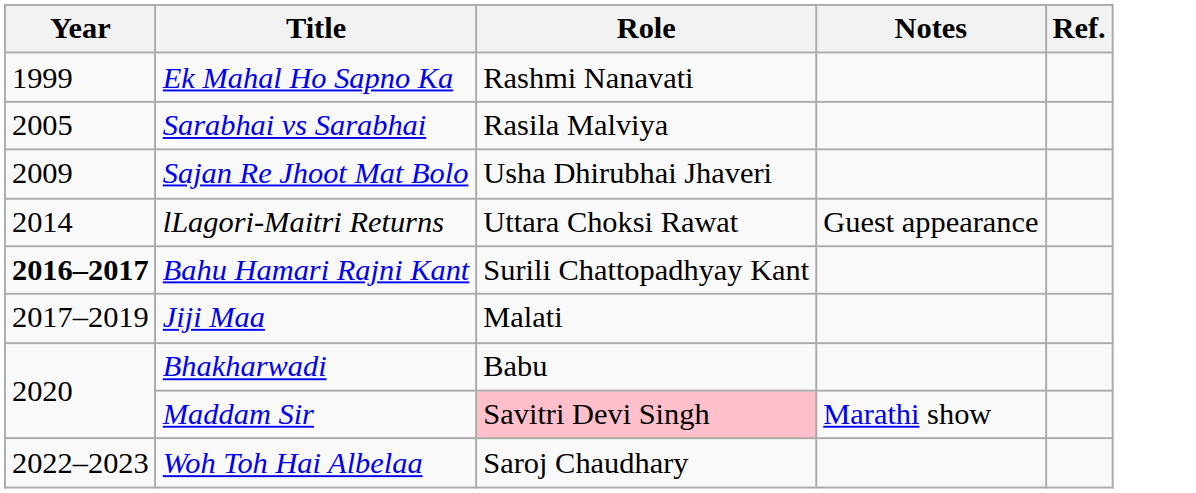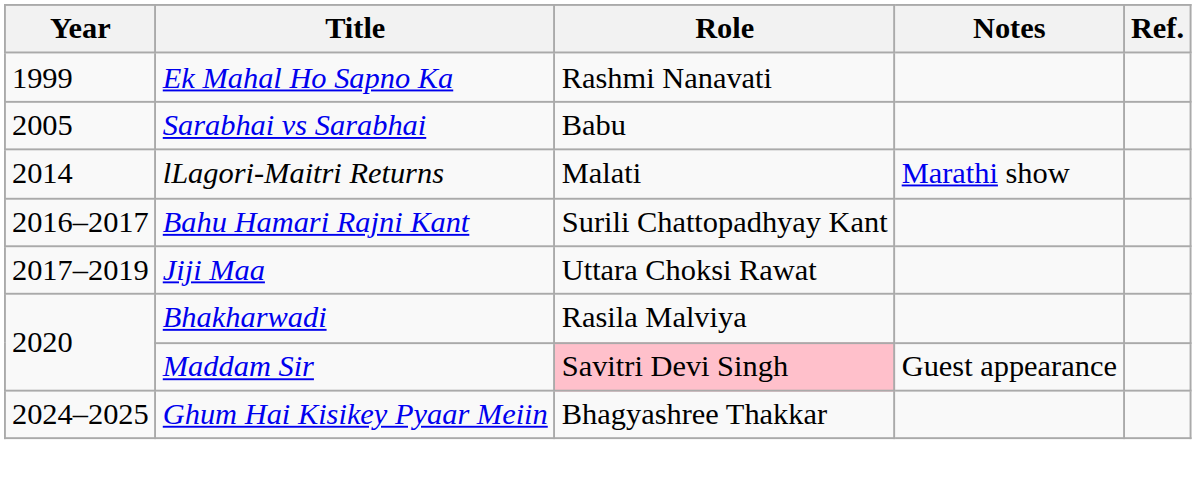(576, 125) Rasila Malviya -> (594, 125) Babu
- row: (316, 173)
(611, 221) Uttara Choksi Rawat -> (601, 173) Malati
(931, 221) Guest appearance -> (986, 173) Marathi show
(80, 269) bold -> (80, 221) normal
(523, 317) Malati -> (689, 269) Uttara Choksi Rawat
(515, 366) Babu -> (654, 317) Rasila Malviya
(907, 414) Marathi show -> (1009, 366) Guest appearance
- row: (293, 462)
+ row: (355, 414)
